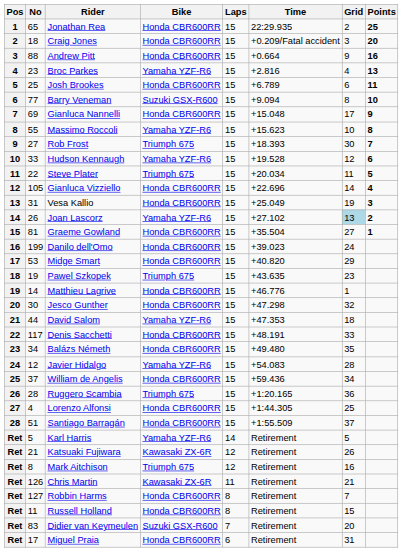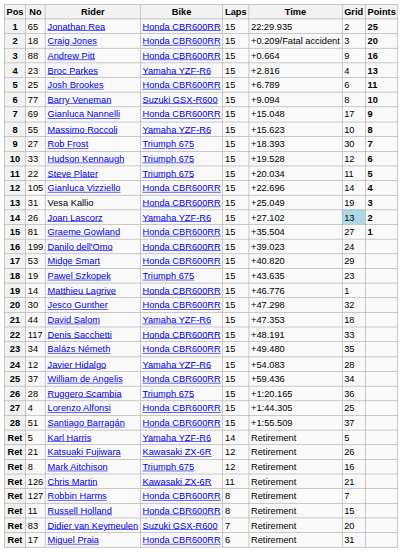(177, 159) Yamaha YZF-R6 -> (168, 159) Triumph 675
